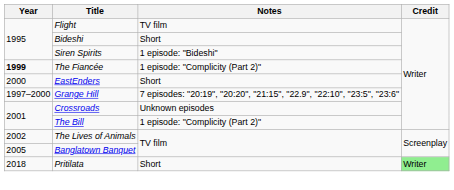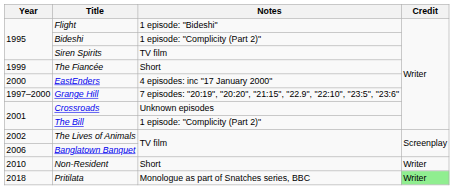(153, 26) TV film -> (179, 26) 1 episode: "Bideshi"
(150, 39) Short -> (200, 39) 1 episode: "Complicity (Part 2)"
(179, 53) 1 episode: "Bideshi" -> (153, 53) TV film
(16, 67) bold -> (16, 67) normal
(200, 67) 1 episode: "Complicity (Part 2)" -> (150, 67) Short
(150, 81) Short -> (206, 81) 4 episodes: inc "17 January 2000"
(16, 150) 2005 -> (16, 150) 2006
+ row: (81, 164)
(150, 164) Short -> (225, 178) Monologue as part of Snatches series, BBC
